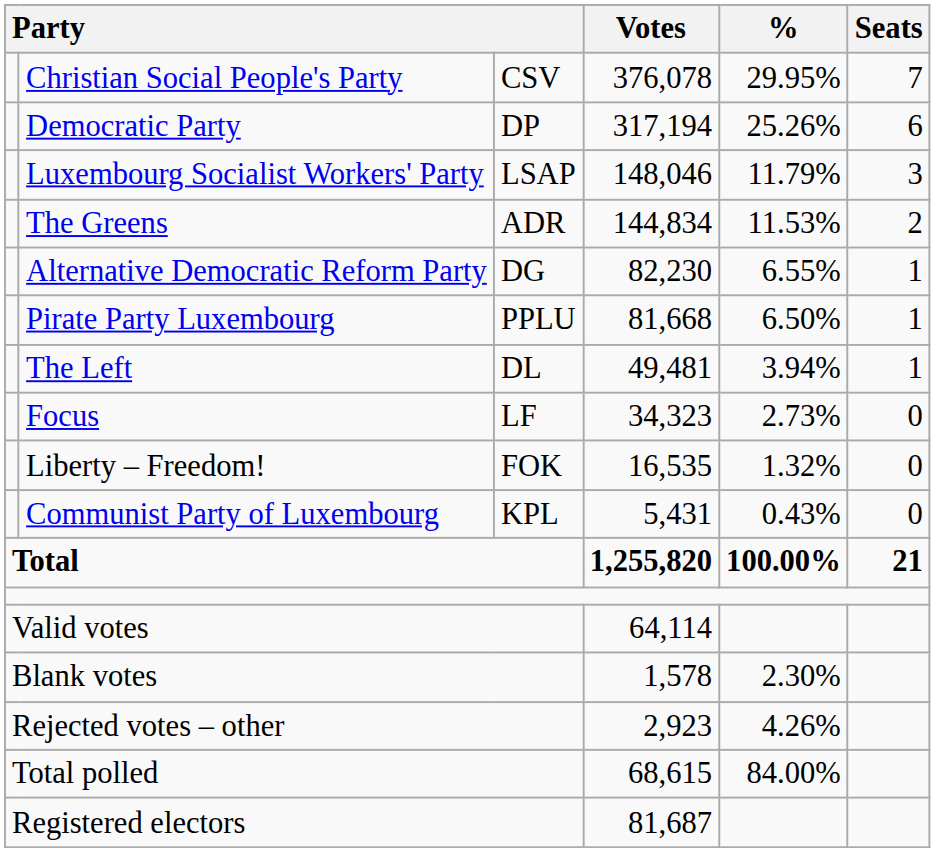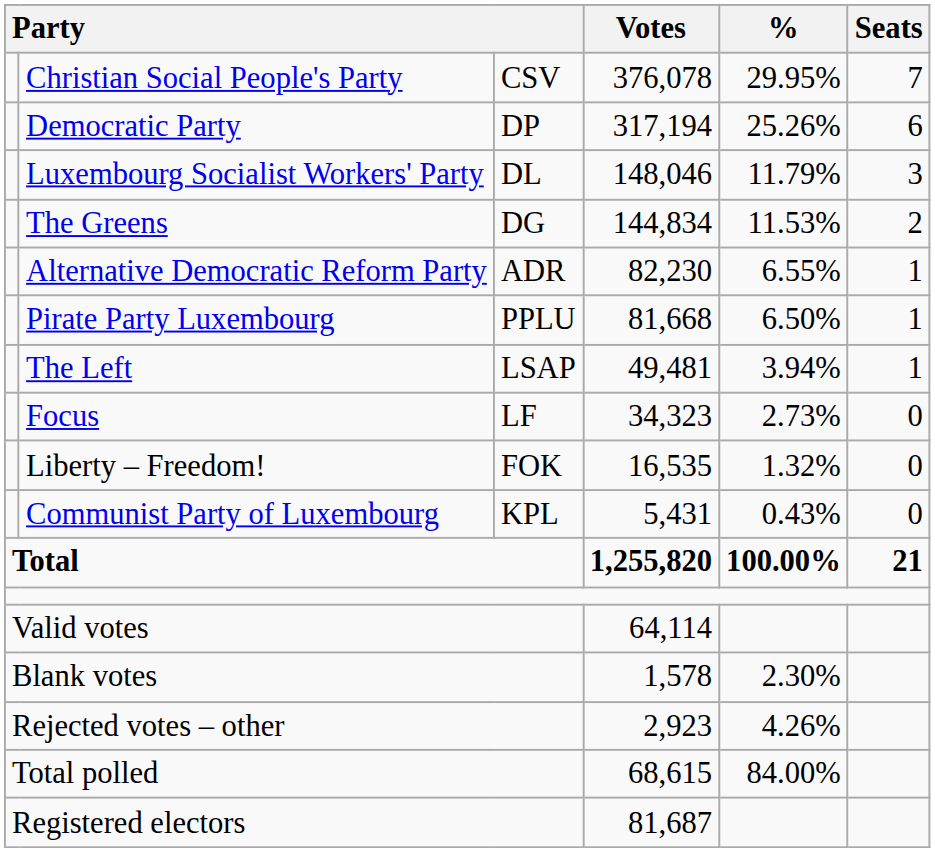(538, 174) LSAP -> (521, 174) DL
(533, 222) ADR -> (523, 222) DG
(523, 271) DG -> (533, 271) ADR
(521, 367) DL -> (538, 367) LSAP
